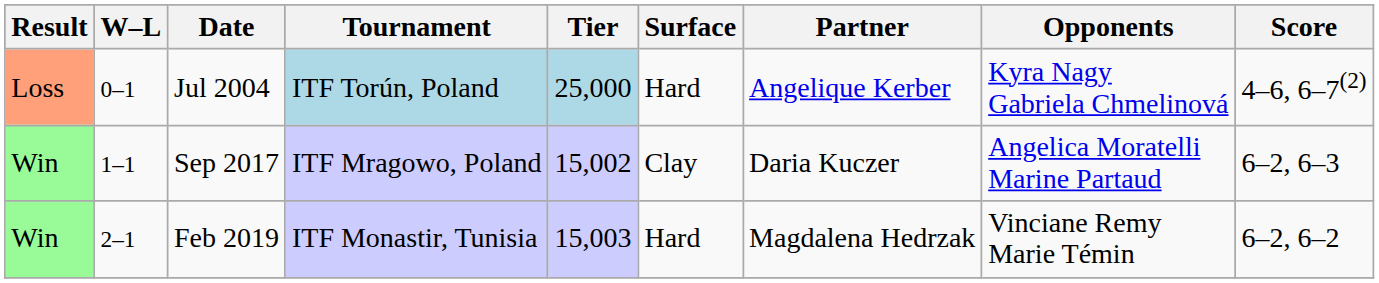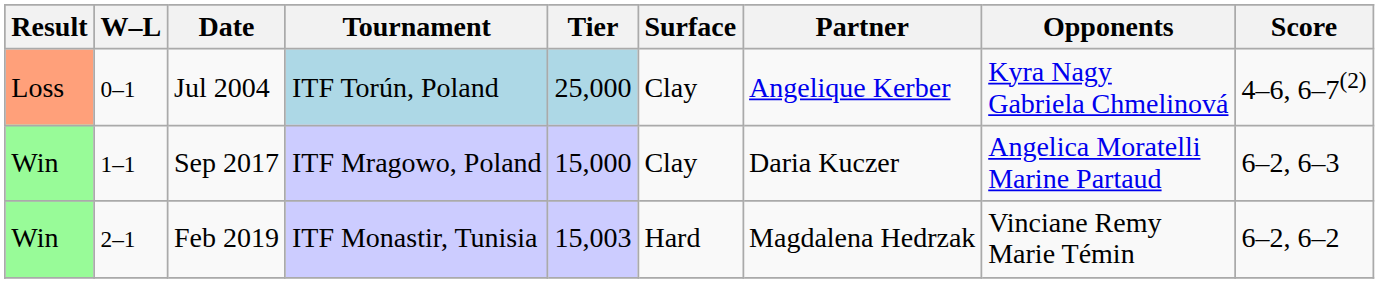(672, 86) Hard -> (671, 86) Clay
(593, 162) 15,002 -> (593, 162) 15,000
